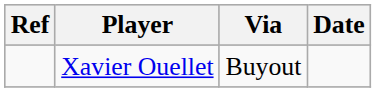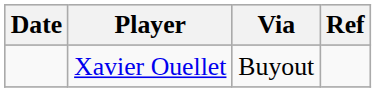columns swapped: (339, 24) <-> (30, 24)
